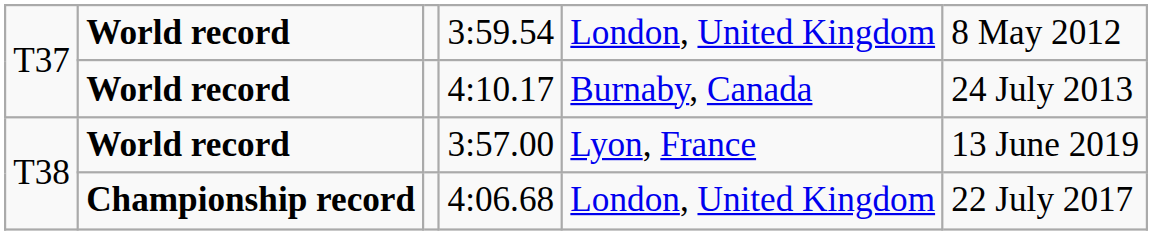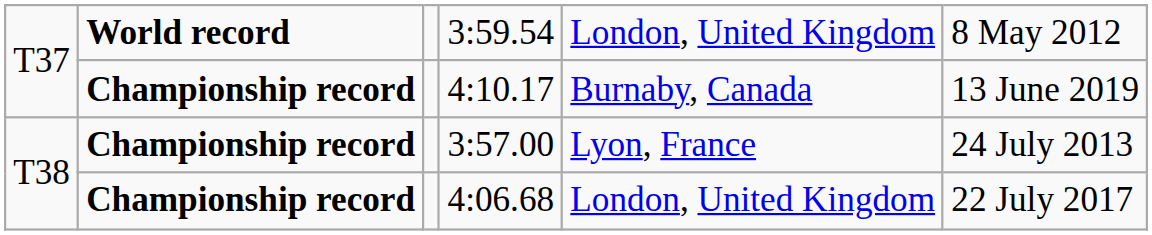(188, 88) World record -> (251, 88) Championship record
(1042, 88) 24 July 2013 -> (1045, 88) 13 June 2019
(188, 144) World record -> (251, 144) Championship record
(1045, 144) 13 June 2019 -> (1042, 144) 24 July 2013
